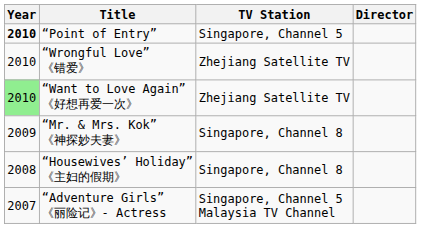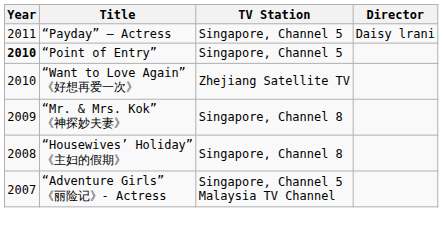+ row: (107, 34)
- row: (96, 61)
(22, 98) lightgreen background -> (22, 81) no background
